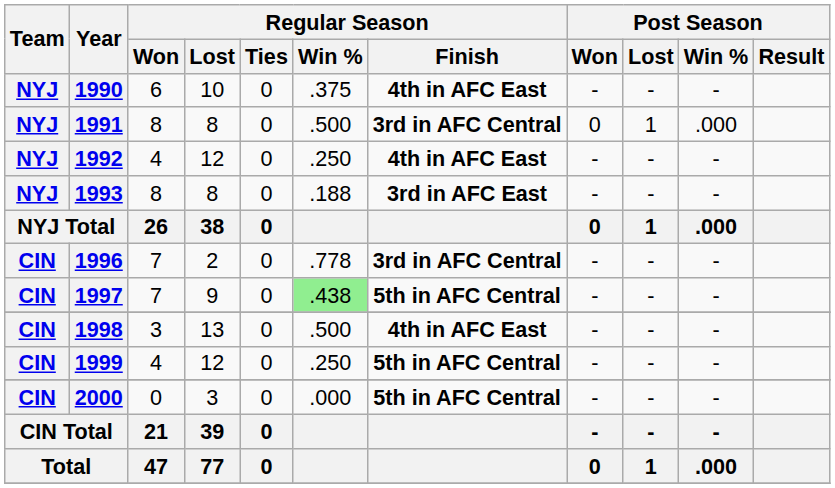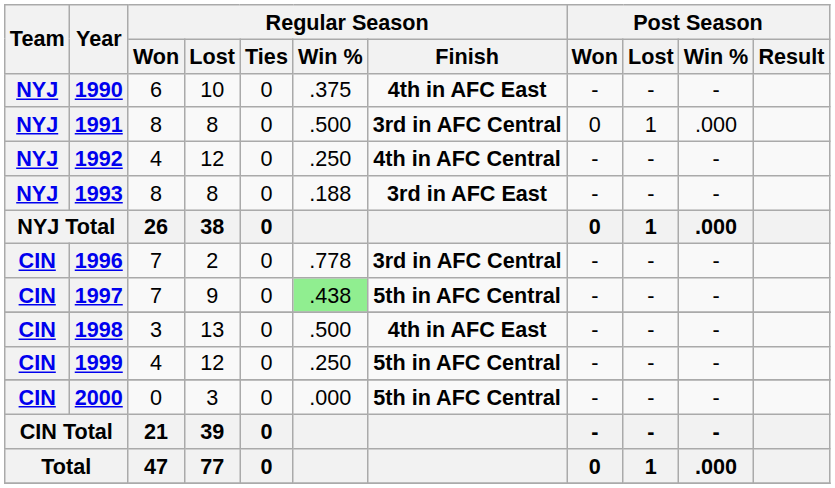(467, 159) 4th in AFC East -> (467, 159) 4th in AFC Central
